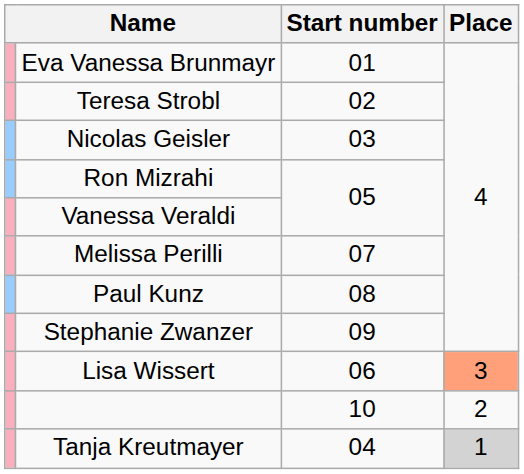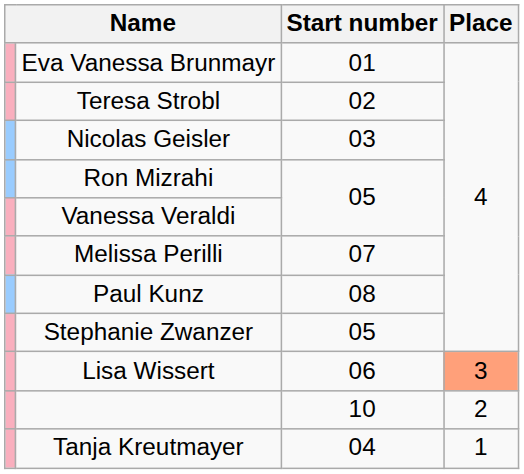(362, 332) 09 -> (362, 332) 05
(481, 448) lightgrey background -> (481, 448) no background
